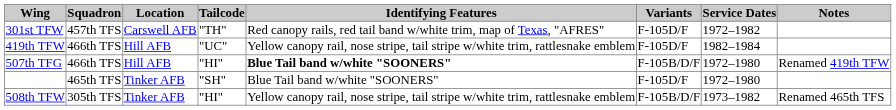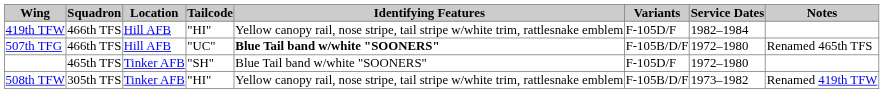- row: (34, 29)
(213, 46) "UC" -> (199, 29) "HI"
(211, 63) "HI" -> (201, 46) "UC"
(834, 63) Renamed 419th TFW -> (820, 46) Renamed 465th TFS
(831, 96) Renamed 465th TFS -> (822, 80) Renamed 419th TFW
